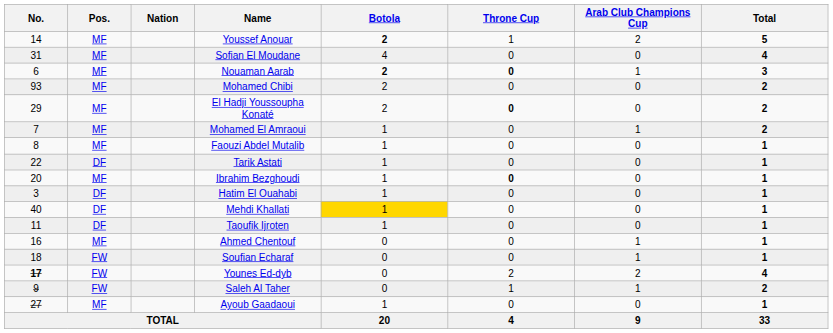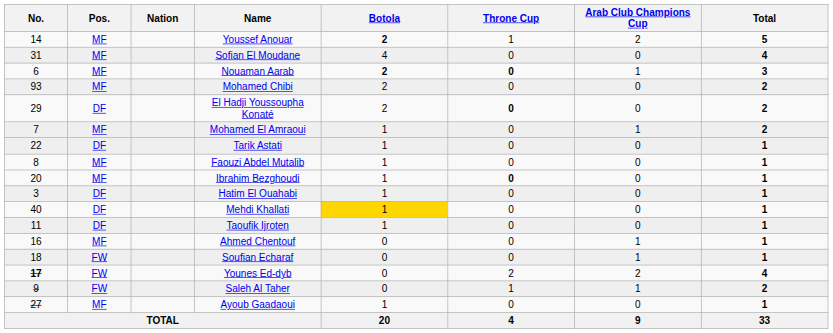(99, 109) MF -> (99, 109) DF
rows swapped: (258, 146) <-> (258, 162)
